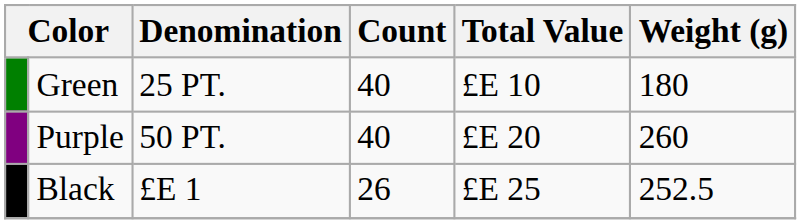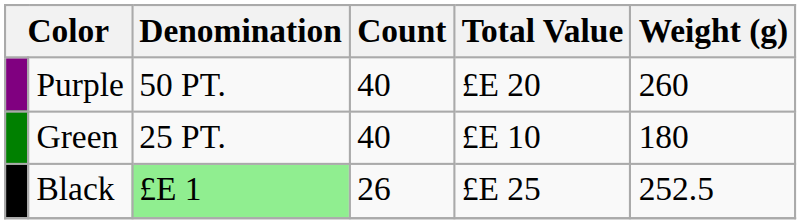rows swapped: (77, 84) <-> (80, 137)
(170, 190) no background -> (170, 190) lightgreen background
